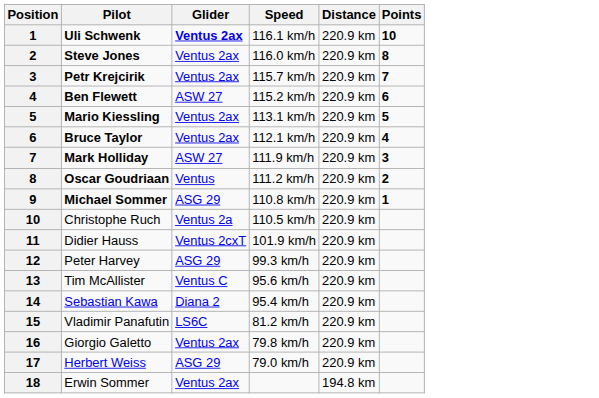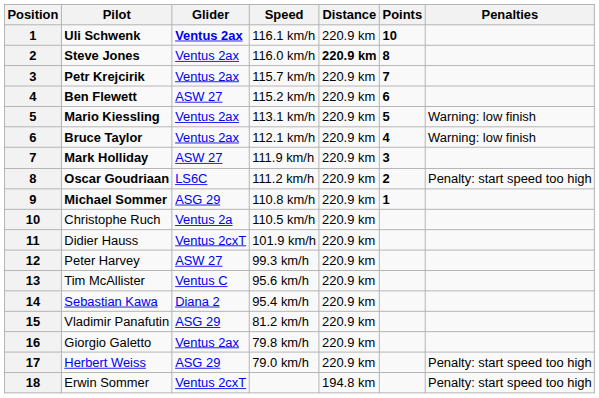+ column: (510, 15)
(349, 56) normal -> (349, 56) bold
(195, 178) Ventus -> (191, 178) LS6C
(198, 260) ASG 29 -> (199, 260) ASW 27
(191, 322) LS6C -> (198, 322) ASG 29
(207, 383) Ventus 2ax -> (211, 383) Ventus 2cxT
